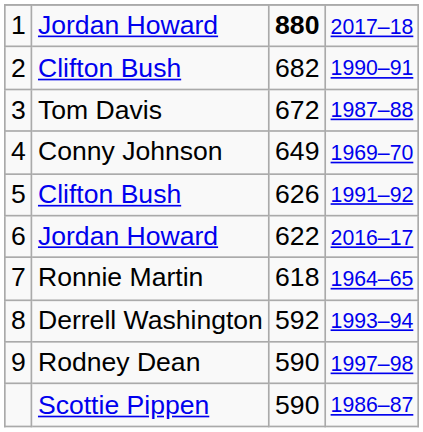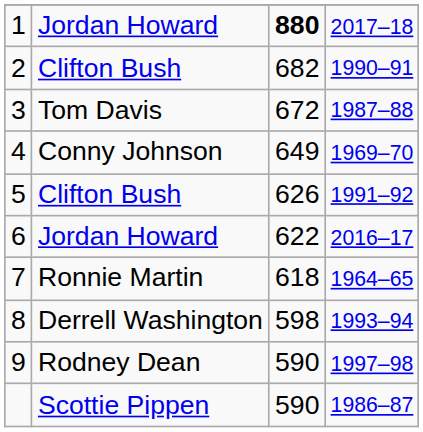(297, 320) 592 -> (297, 320) 598
